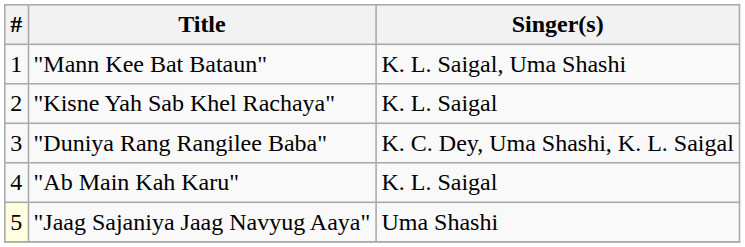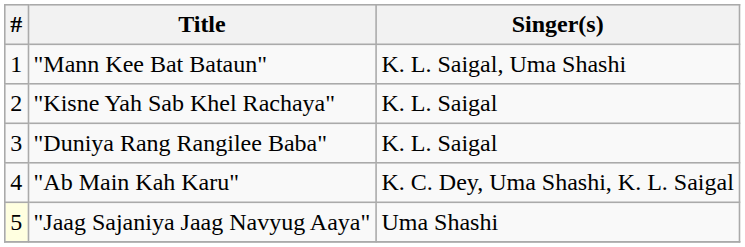(558, 143) K. C. Dey, Uma Shashi, K. L. Saigal -> (439, 143) K. L. Saigal
(439, 182) K. L. Saigal -> (558, 182) K. C. Dey, Uma Shashi, K. L. Saigal
